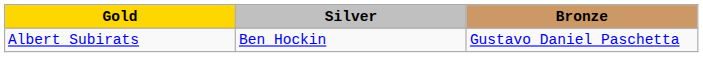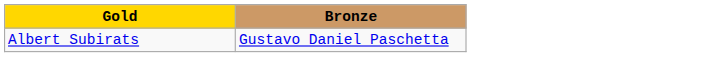- column: (351, 16)
